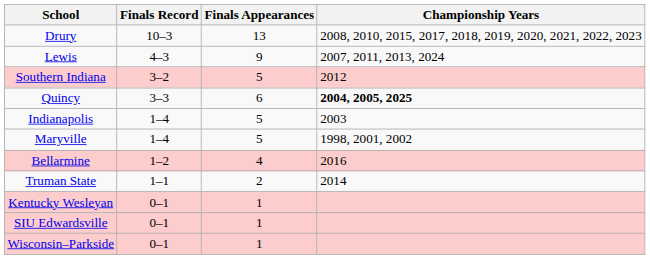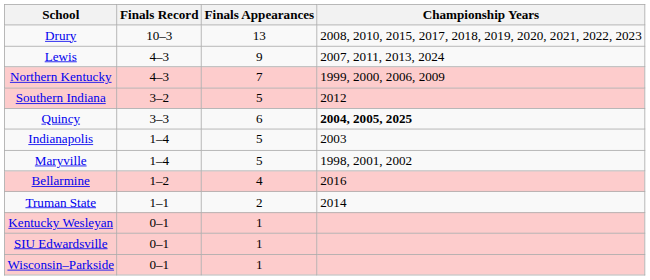+ row: (61, 77)
